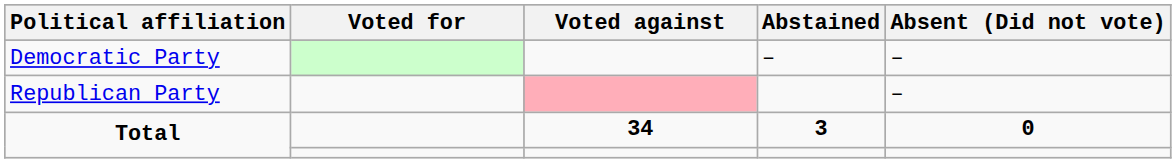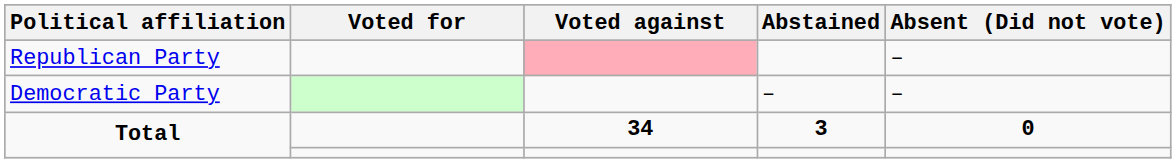rows swapped: (115, 58) <-> (115, 94)
